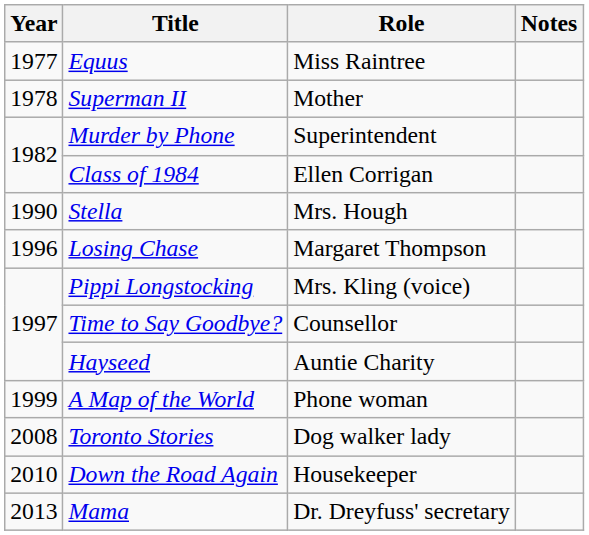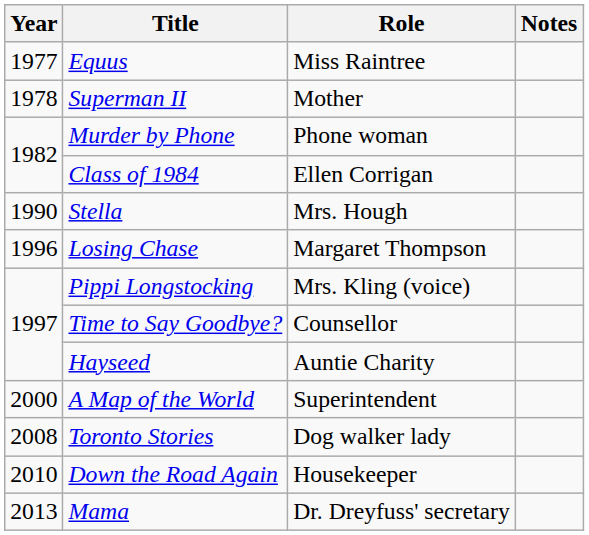(365, 135) Superintendent -> (361, 135) Phone woman
(34, 398) 1999 -> (34, 398) 2000
(361, 398) Phone woman -> (365, 398) Superintendent
